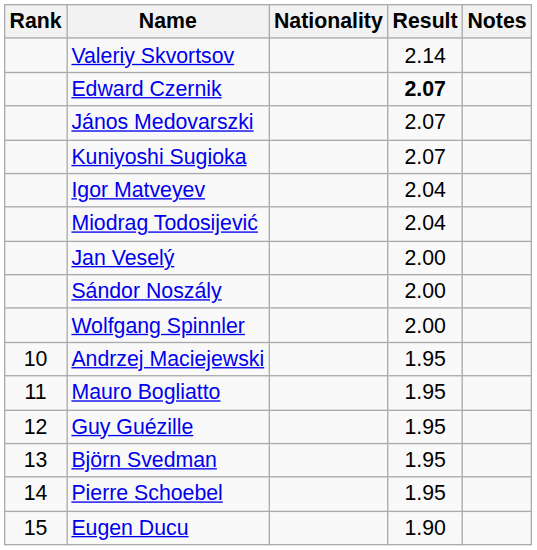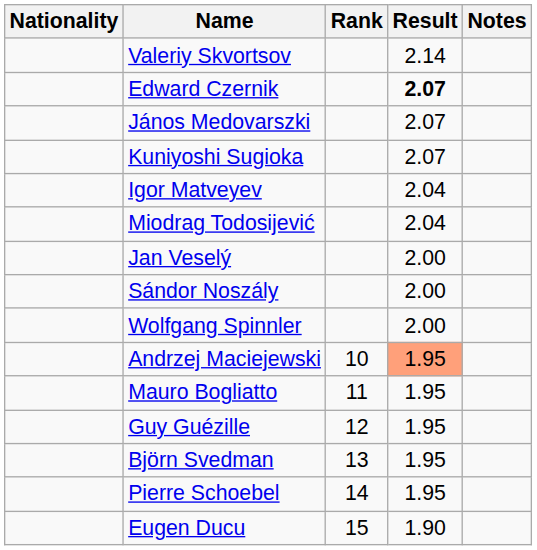columns swapped: (36, 21) <-> (328, 21)
(425, 358) no background -> (425, 358) lightsalmon background
